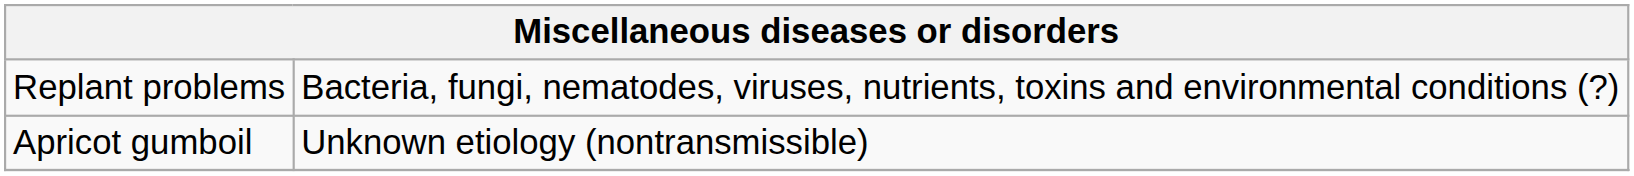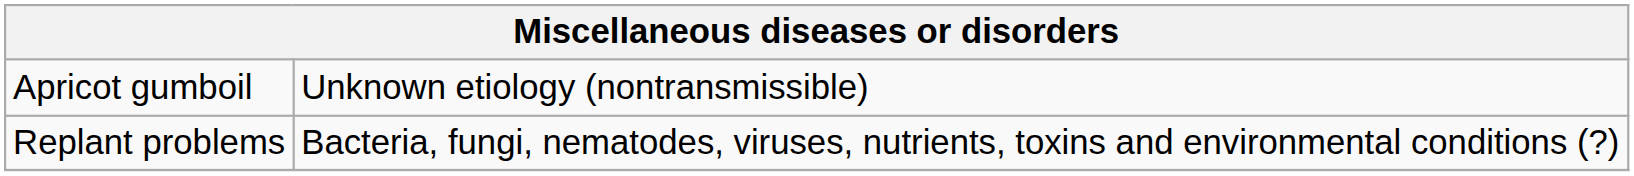rows swapped: (133, 142) <-> (149, 87)
